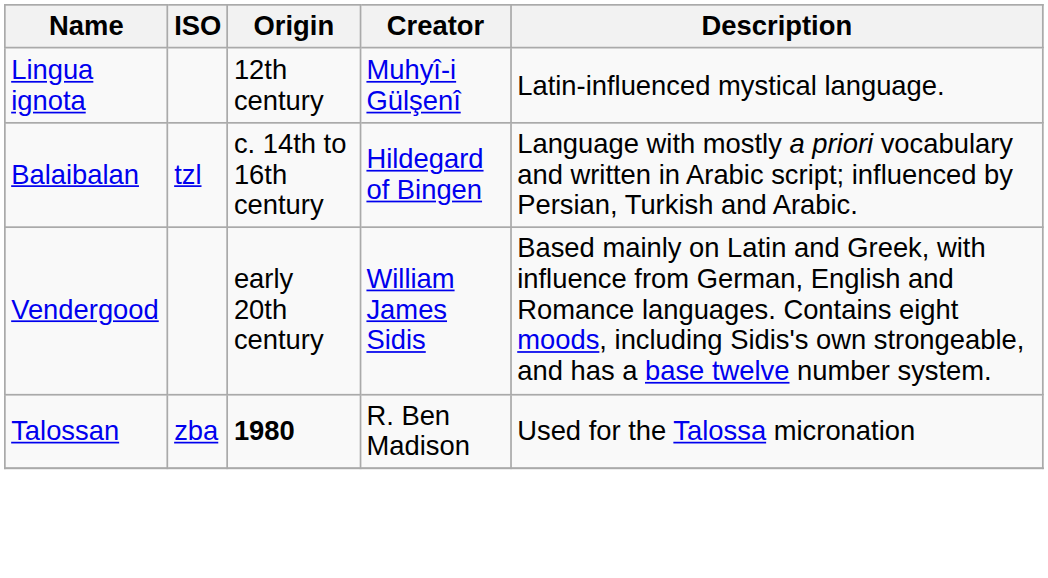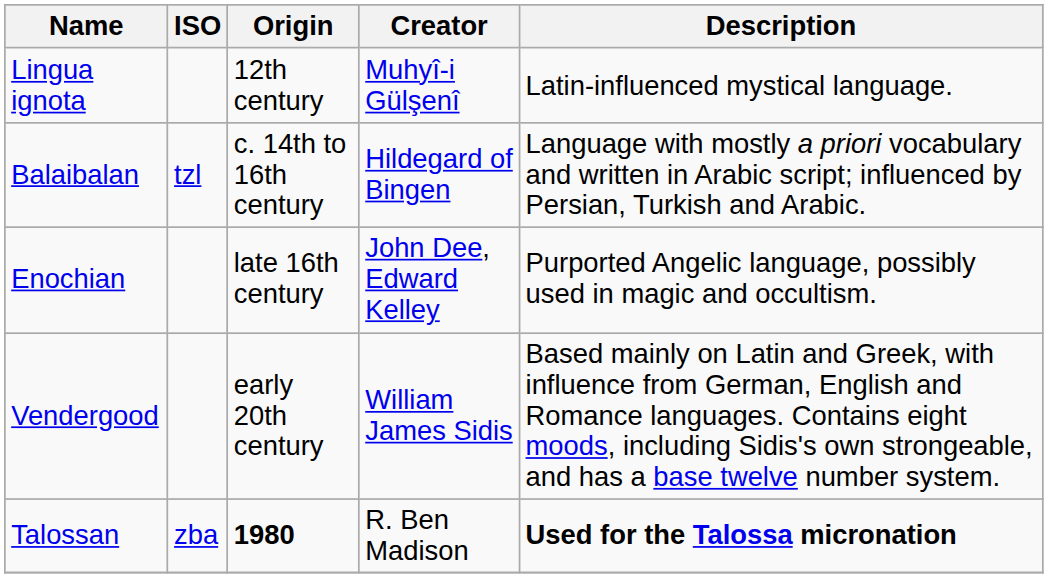+ row: (68, 279)
(716, 430) normal -> (741, 535) bold
